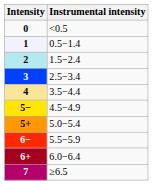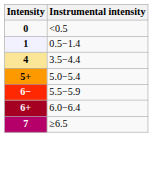- row: (26, 60)
- row: (26, 76)
- row: (26, 108)
